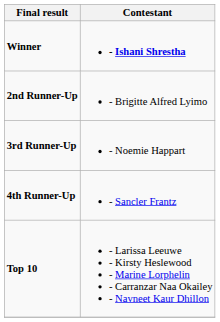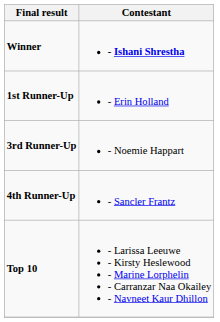+ row: (40, 95)
- row: (42, 95)
